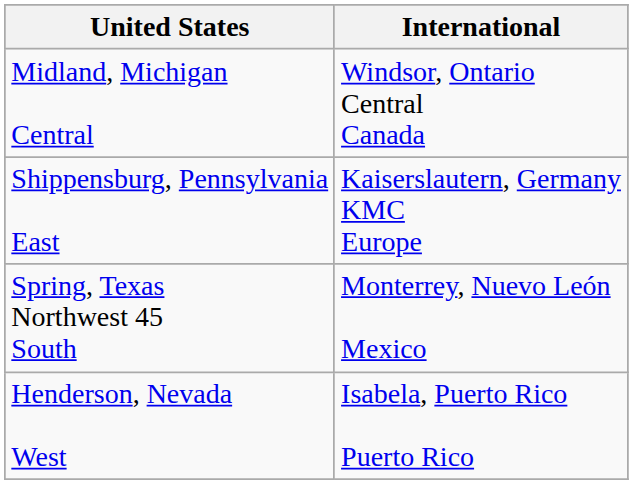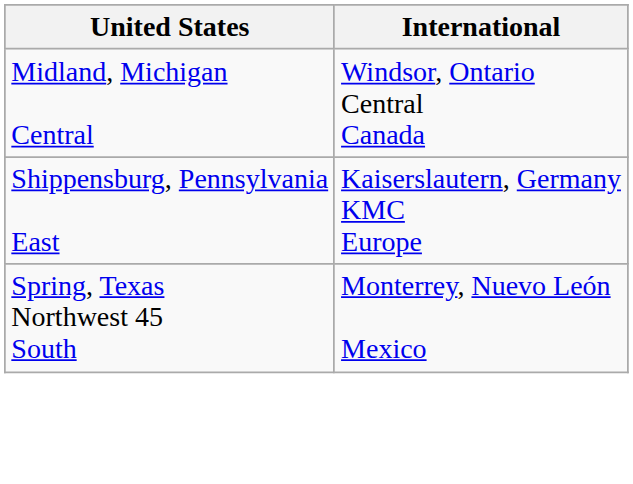- row: (122, 424)
